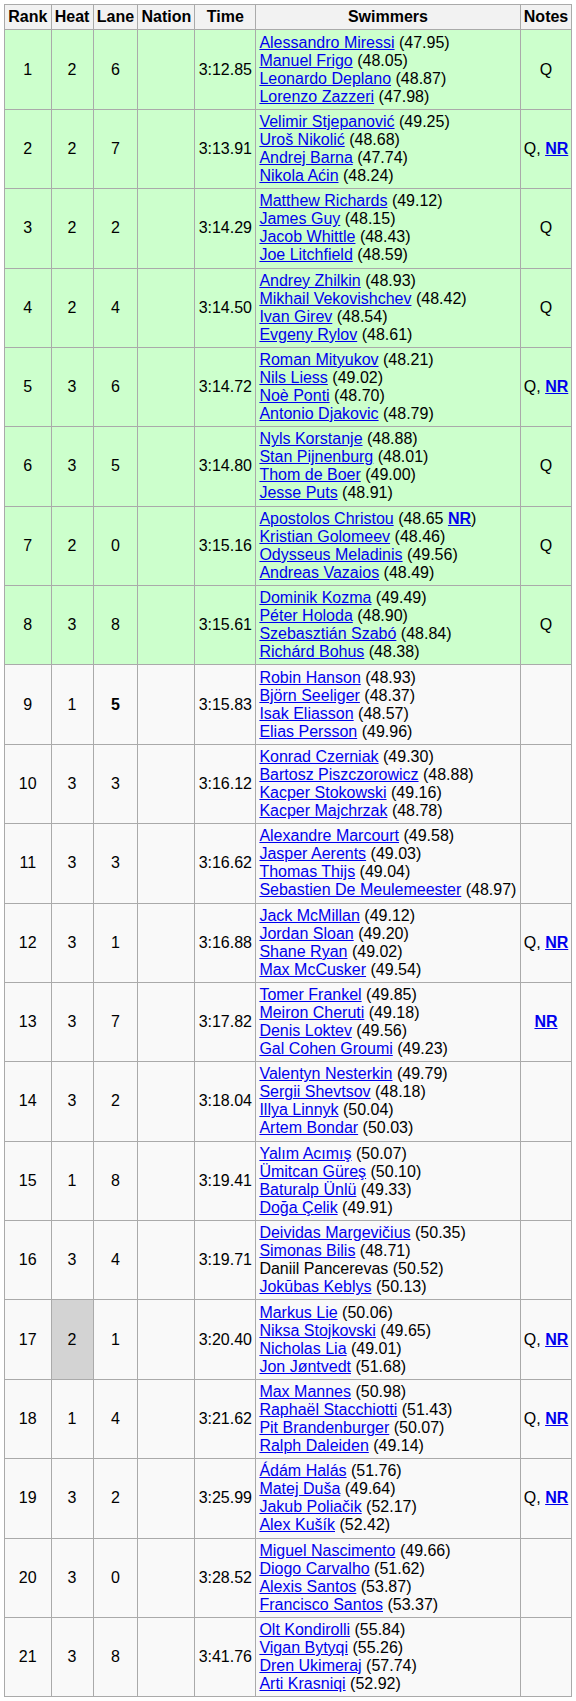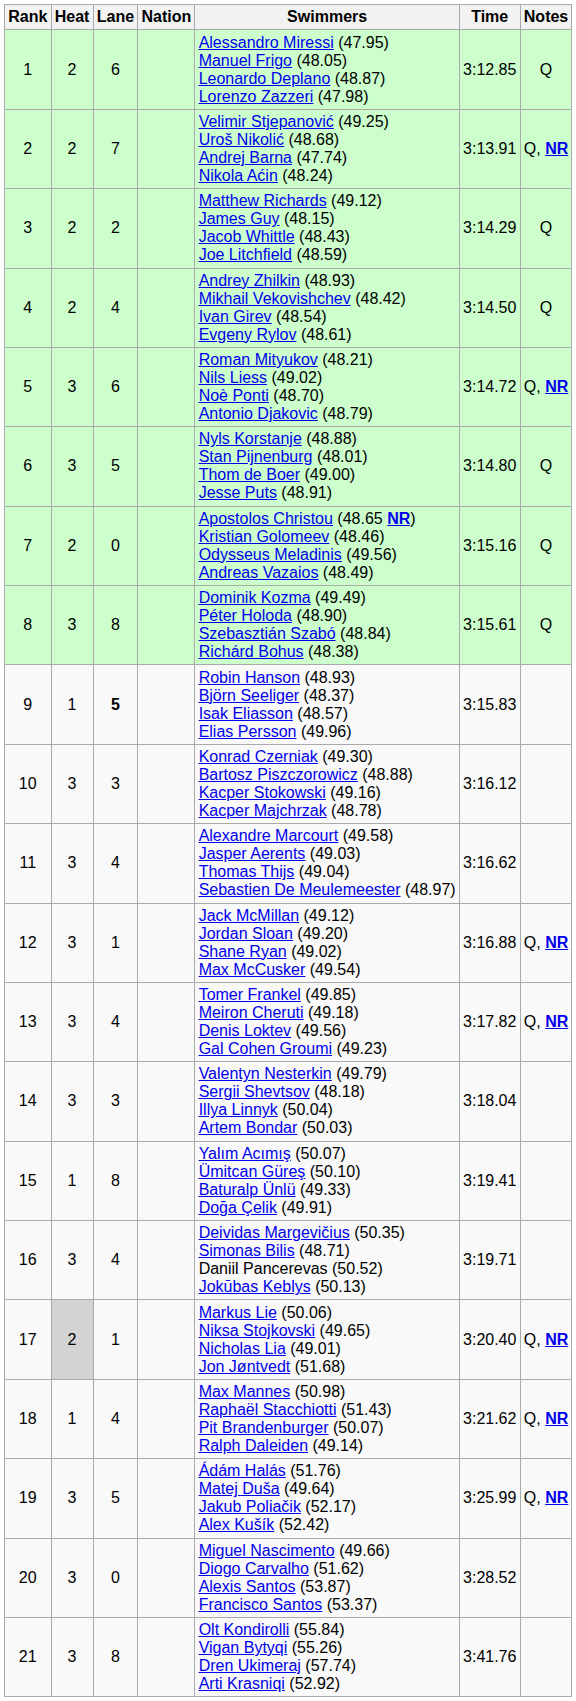columns swapped: (388, 17) <-> (225, 17)
(115, 863) 3 -> (115, 863) 4
(115, 1022) 7 -> (115, 1022) 4
(546, 1022) NR -> (546, 1022) Q, NR
(115, 1101) 2 -> (115, 1101) 3
(115, 1498) 2 -> (115, 1498) 5
